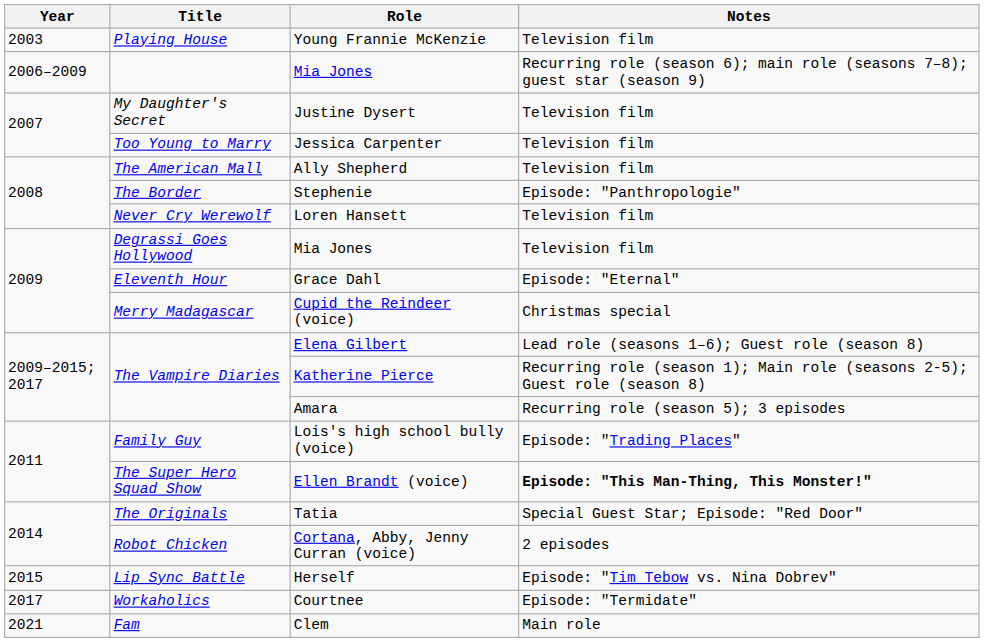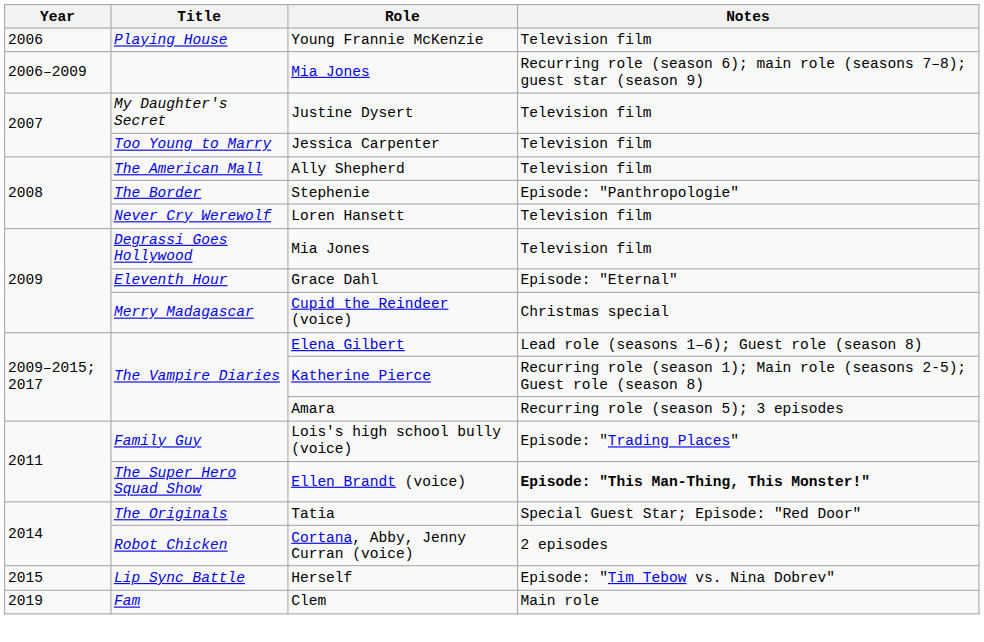(26, 40) 2003 -> (26, 40) 2006
- row: (162, 602)
(26, 625) 2021 -> (26, 602) 2019
